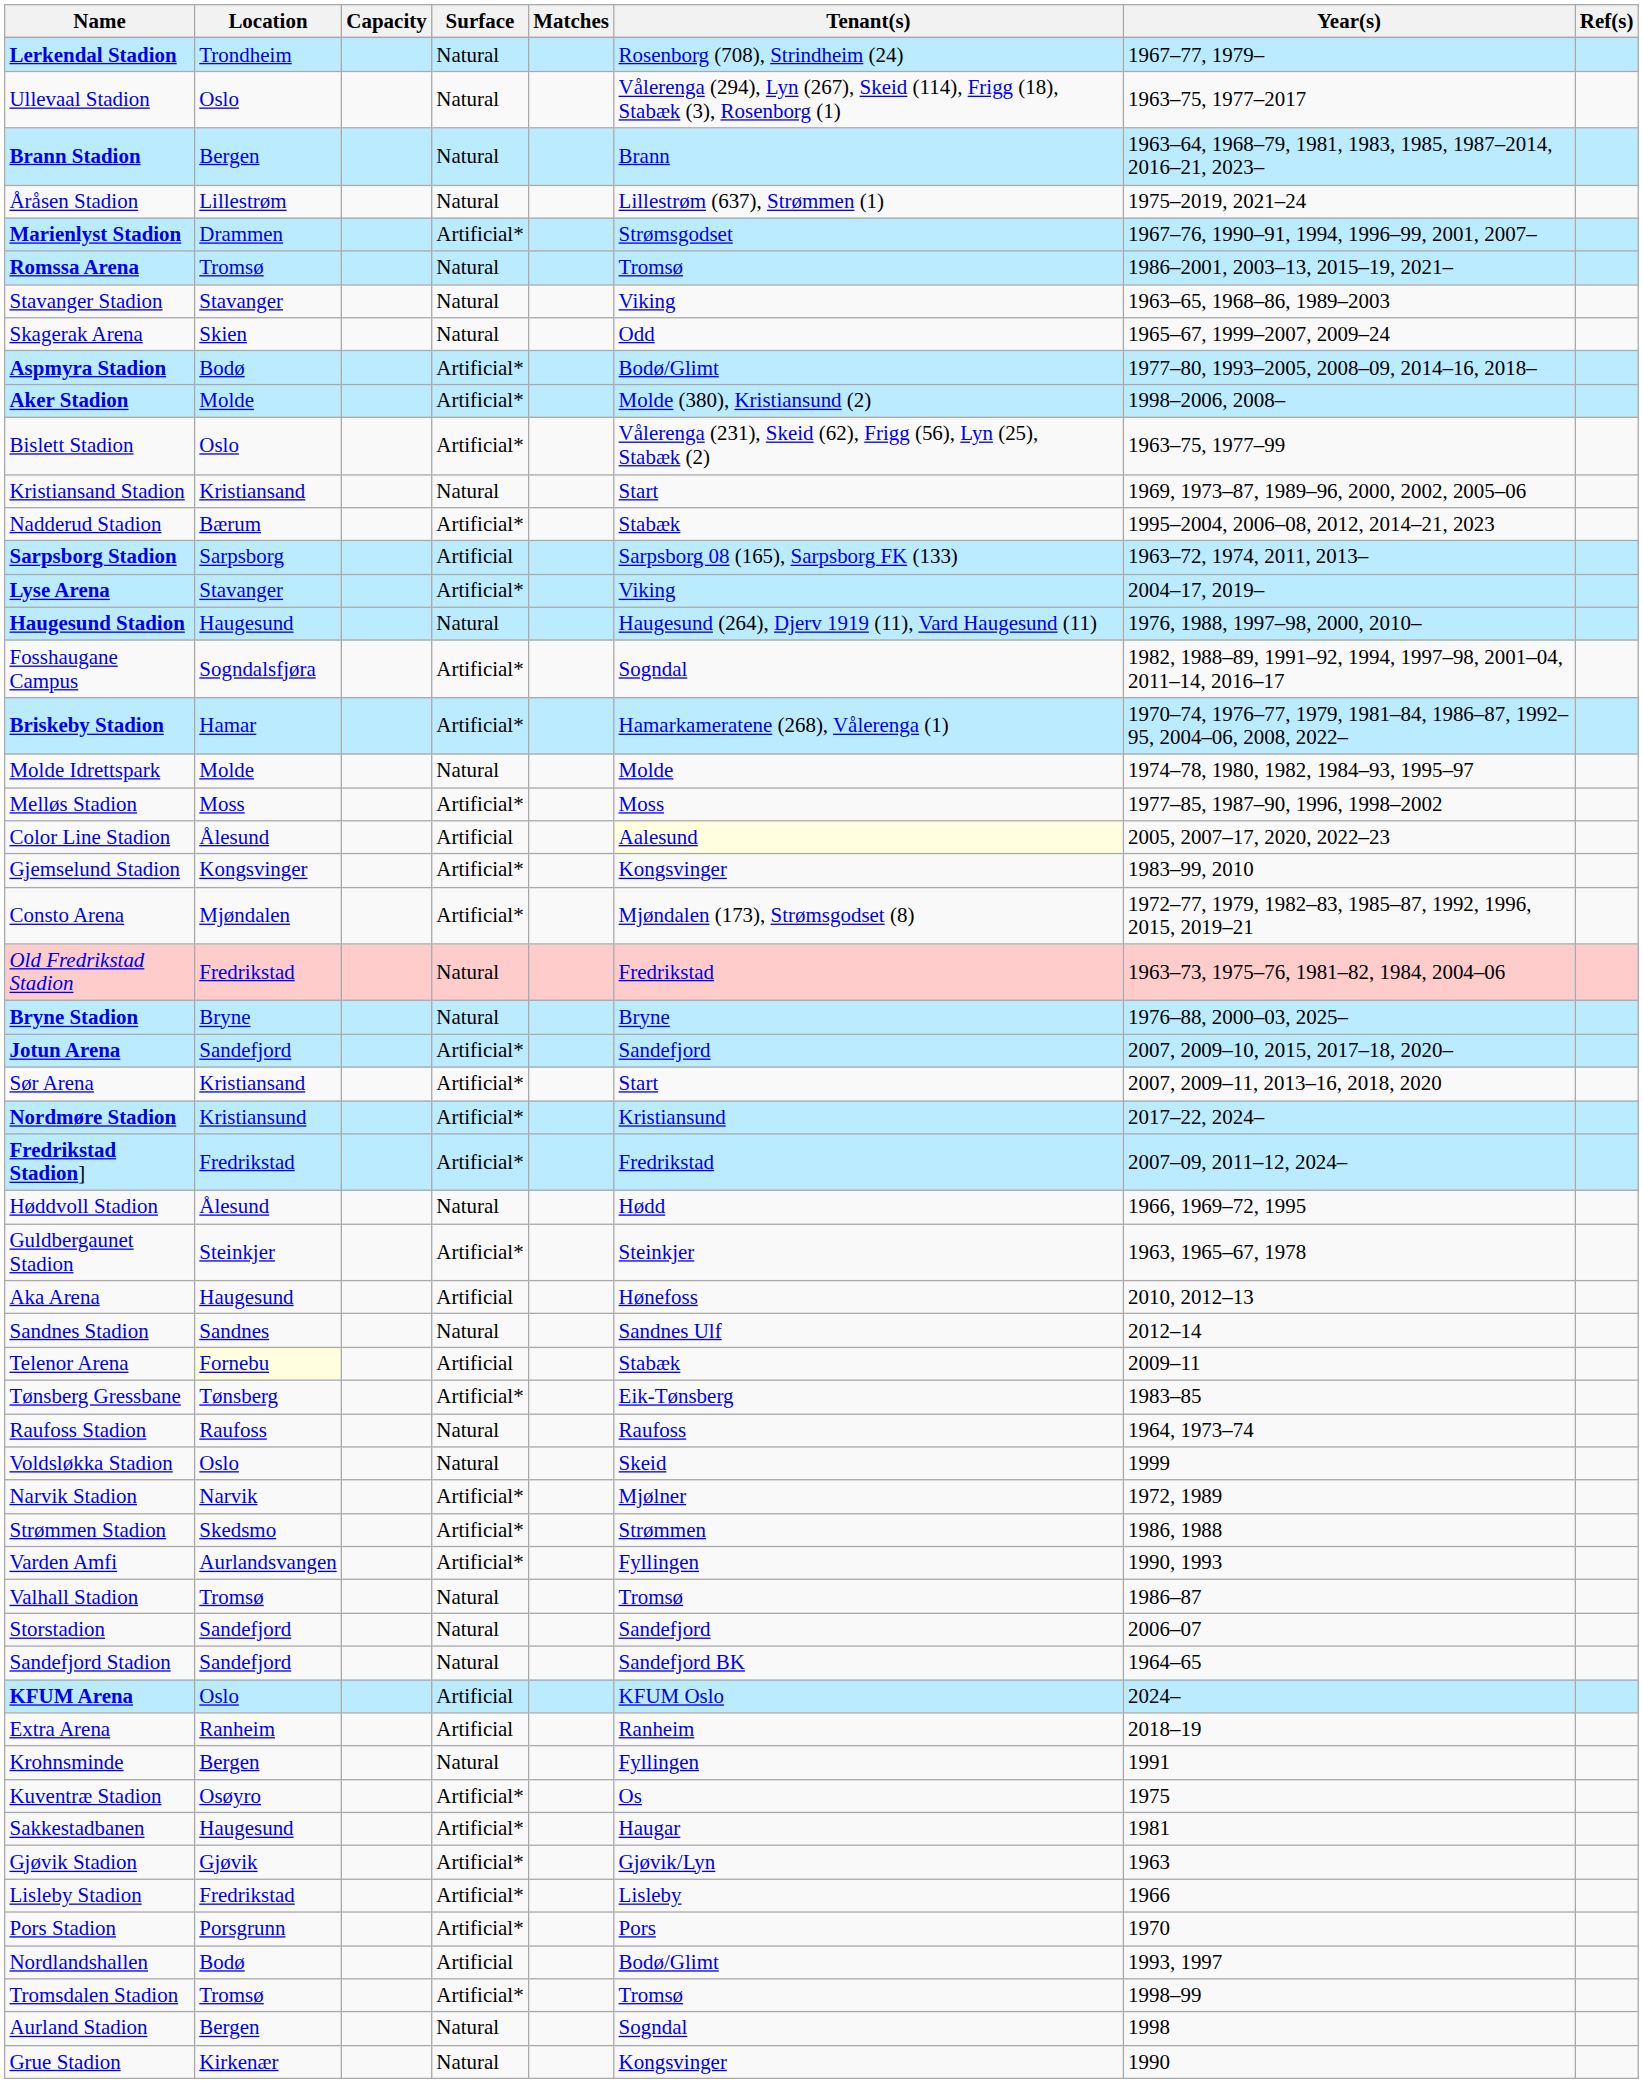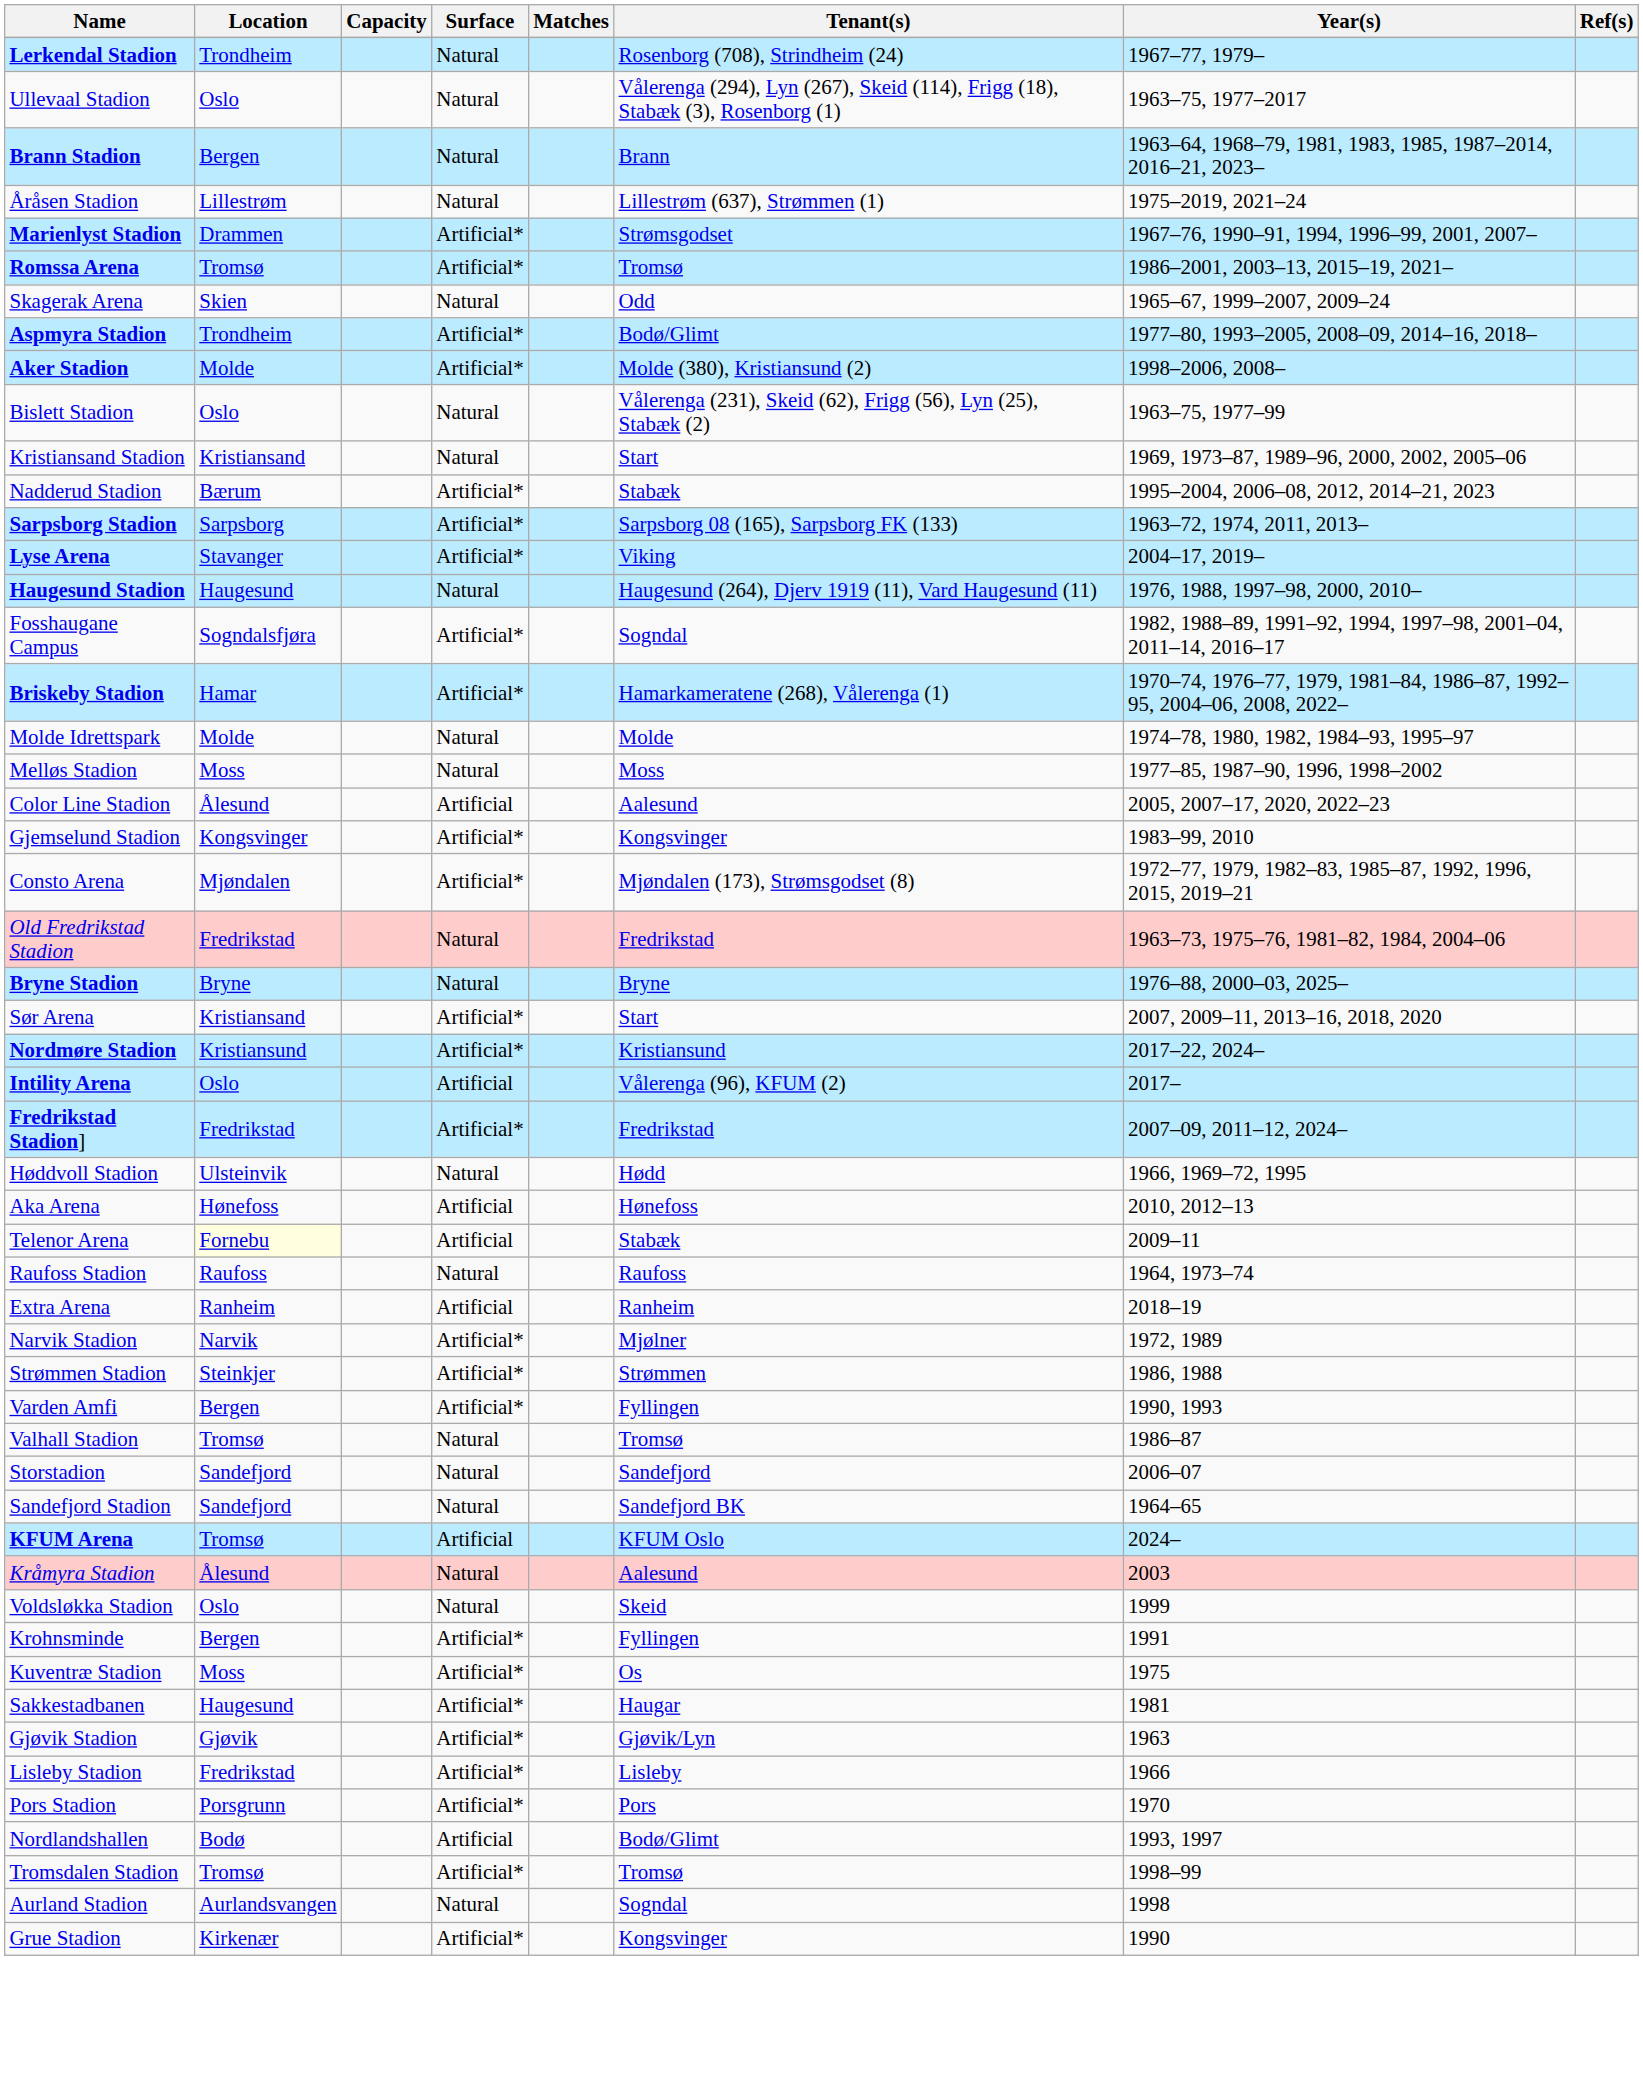(468, 267) Natural -> (480, 267) Artificial*
- row: (86, 300)
(222, 367) Bodø -> (245, 334) Trondheim
(480, 445) Artificial* -> (468, 412) Natural
(475, 557) Artificial -> (480, 523) Artificial*
(480, 803) Artificial* -> (468, 770) Natural
(658, 837) lightyellow background -> (658, 803) no background
- row: (65, 1050)
+ row: (70, 1083)
(234, 1206) Ålesund -> (243, 1173) Ulsteinvik
- row: (72, 1252)
(246, 1297) Haugesund -> (239, 1206) Hønefoss
- row: (79, 1330)
- row: (95, 1396)
rows swapped: (60, 1729) <-> (91, 1463)
(238, 1529) Skedsmo -> (237, 1373) Steinkjer
(268, 1562) Aurlandsvangen -> (229, 1406) Bergen
(219, 1695) Oslo -> (232, 1539) Tromsø
+ row: (82, 1572)
(468, 1762) Natural -> (480, 1639) Artificial*
(230, 1795) Osøyro -> (222, 1672) Moss
(229, 2028) Bergen -> (268, 1905) Aurlandsvangen
(468, 2061) Natural -> (480, 1938) Artificial*
